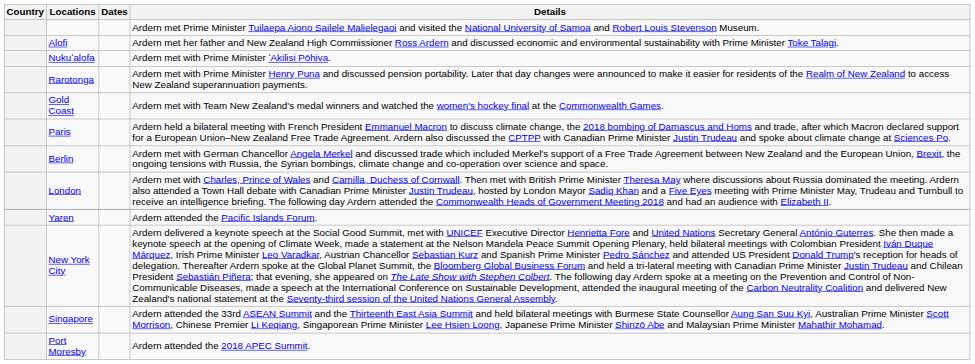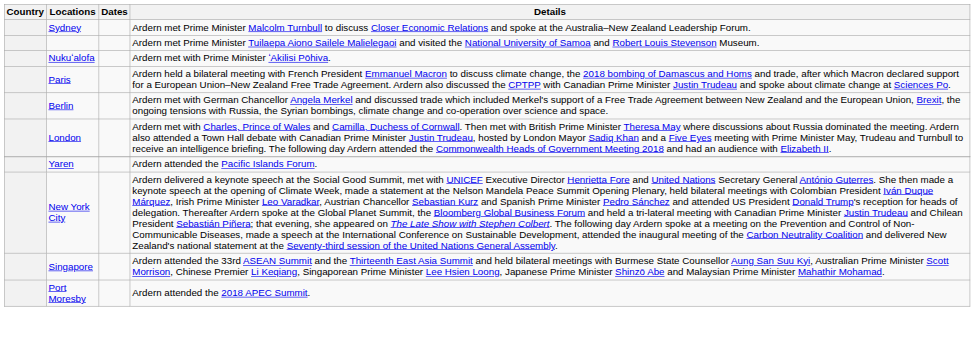+ row: (65, 27)
- row: (58, 43)
- row: (71, 79)
- row: (61, 106)
